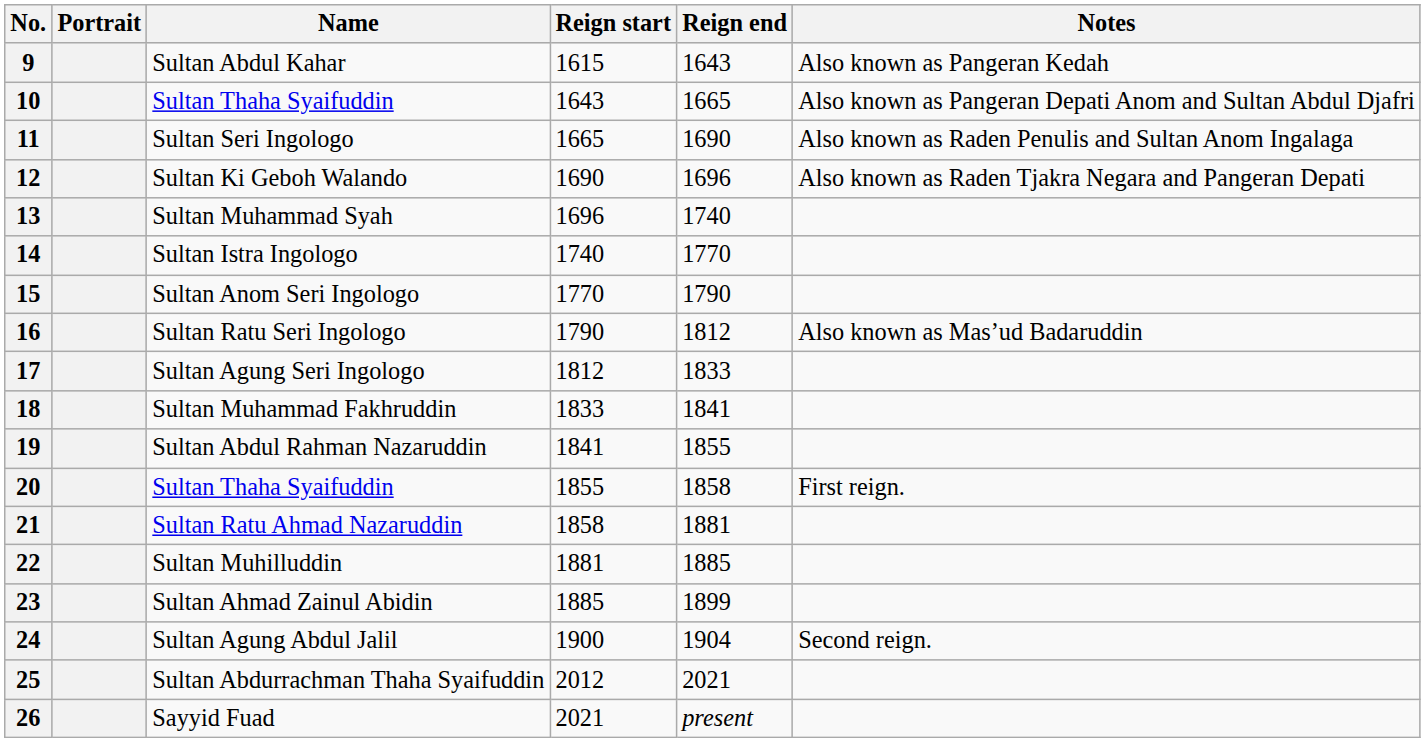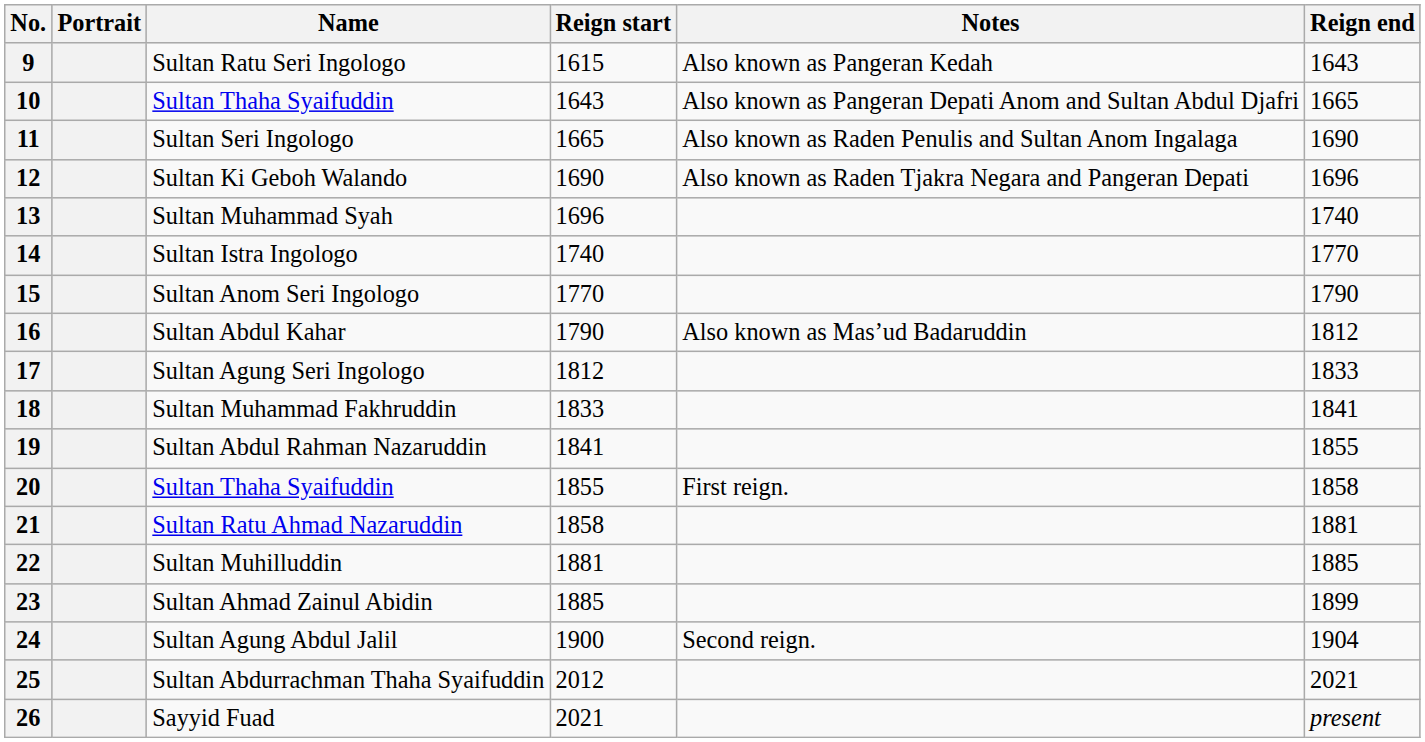columns swapped: (735, 23) <-> (1106, 23)
(249, 62) Sultan Abdul Kahar -> (279, 62) Sultan Ratu Seri Ingologo
(279, 332) Sultan Ratu Seri Ingologo -> (249, 332) Sultan Abdul Kahar
